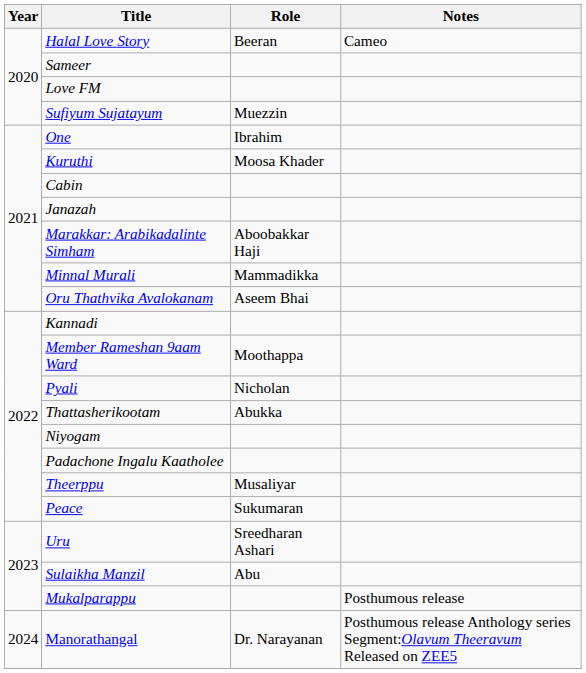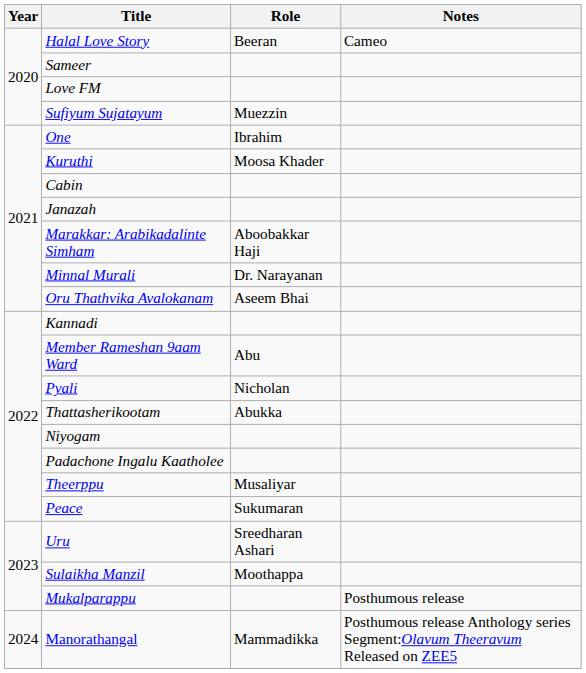(276, 274) Mammadikka -> (278, 274) Dr. Narayanan
(269, 355) Moothappa -> (247, 355) Abu
(247, 574) Abu -> (269, 574) Moothappa
(278, 639) Dr. Narayanan -> (276, 639) Mammadikka
